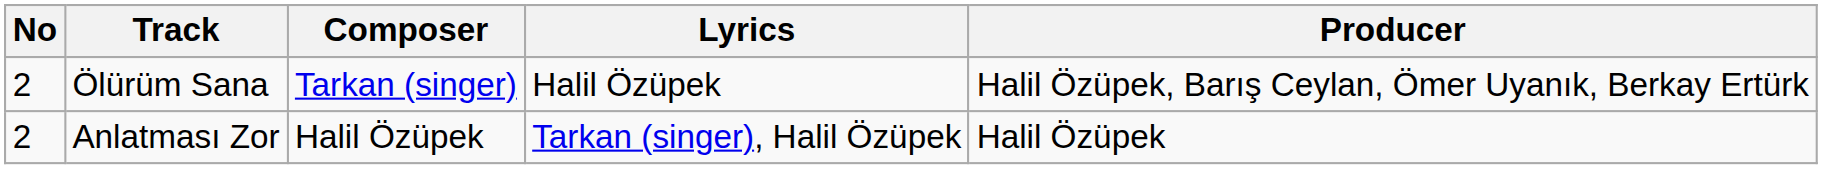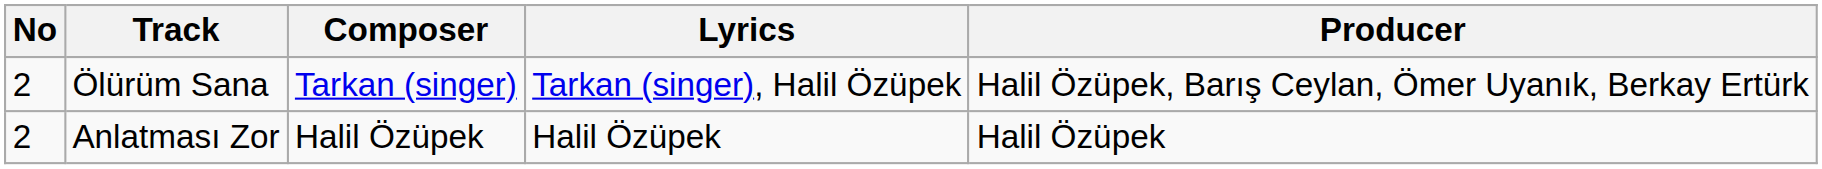(627, 83) Halil Özüpek -> (747, 83) Tarkan (singer), Halil Özüpek
(747, 136) Tarkan (singer), Halil Özüpek -> (627, 136) Halil Özüpek
